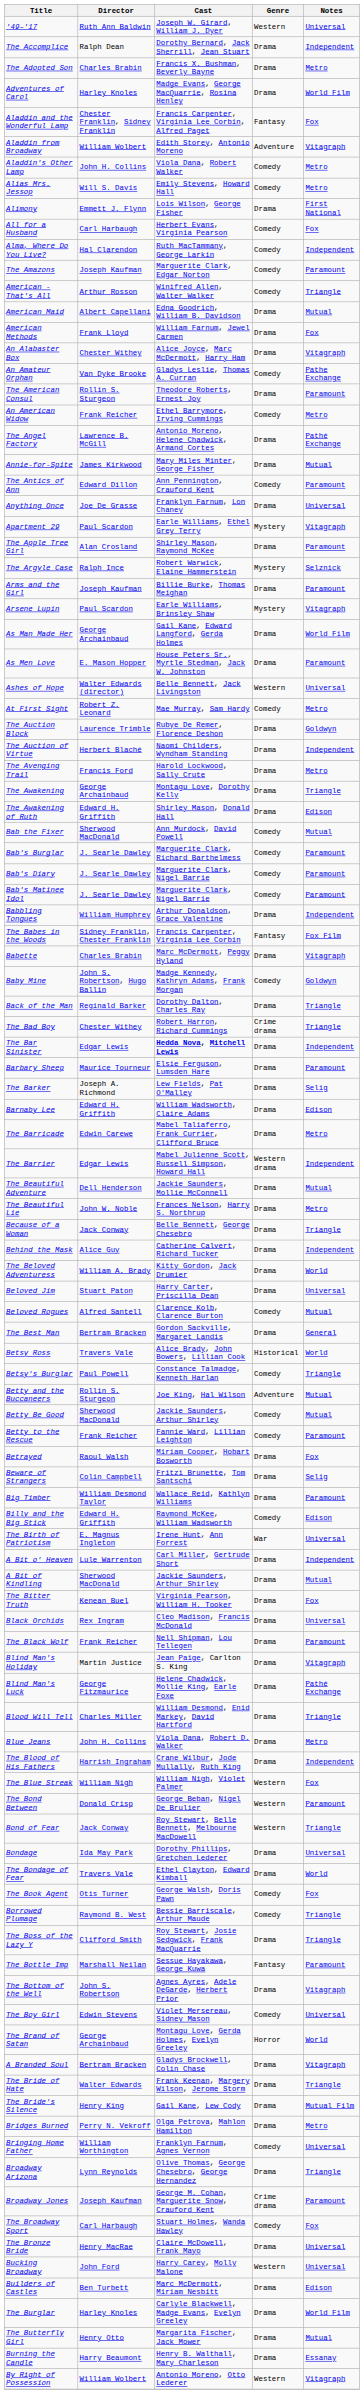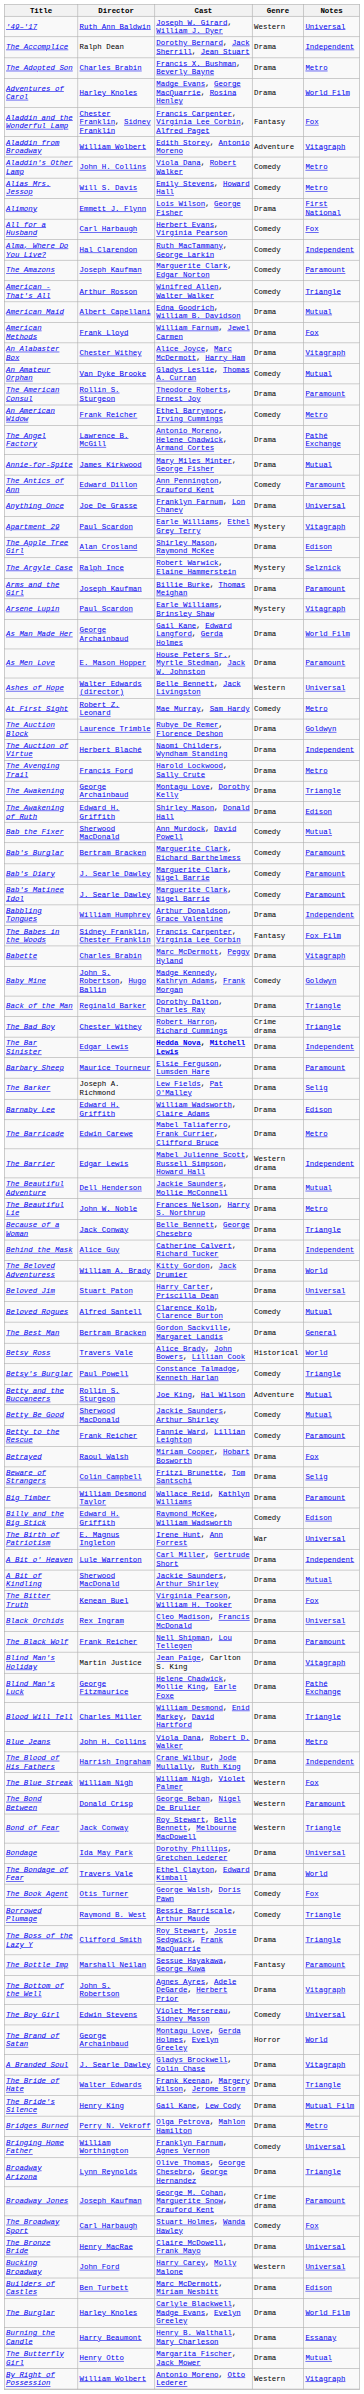(323, 374) Pathe Exchange -> (319, 374) Mutual
(325, 547) Paramount -> (319, 547) Edison
(115, 853) J. Searle Dawley -> (113, 853) Bertram Bracken
(113, 2065) Bertram Bracken -> (115, 2065) J. Searle Dawley
rows swapped: (31, 2358) <-> (35, 2338)
